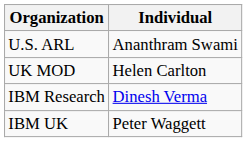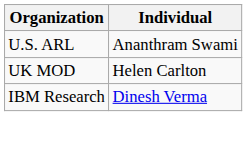- row: (38, 123)
